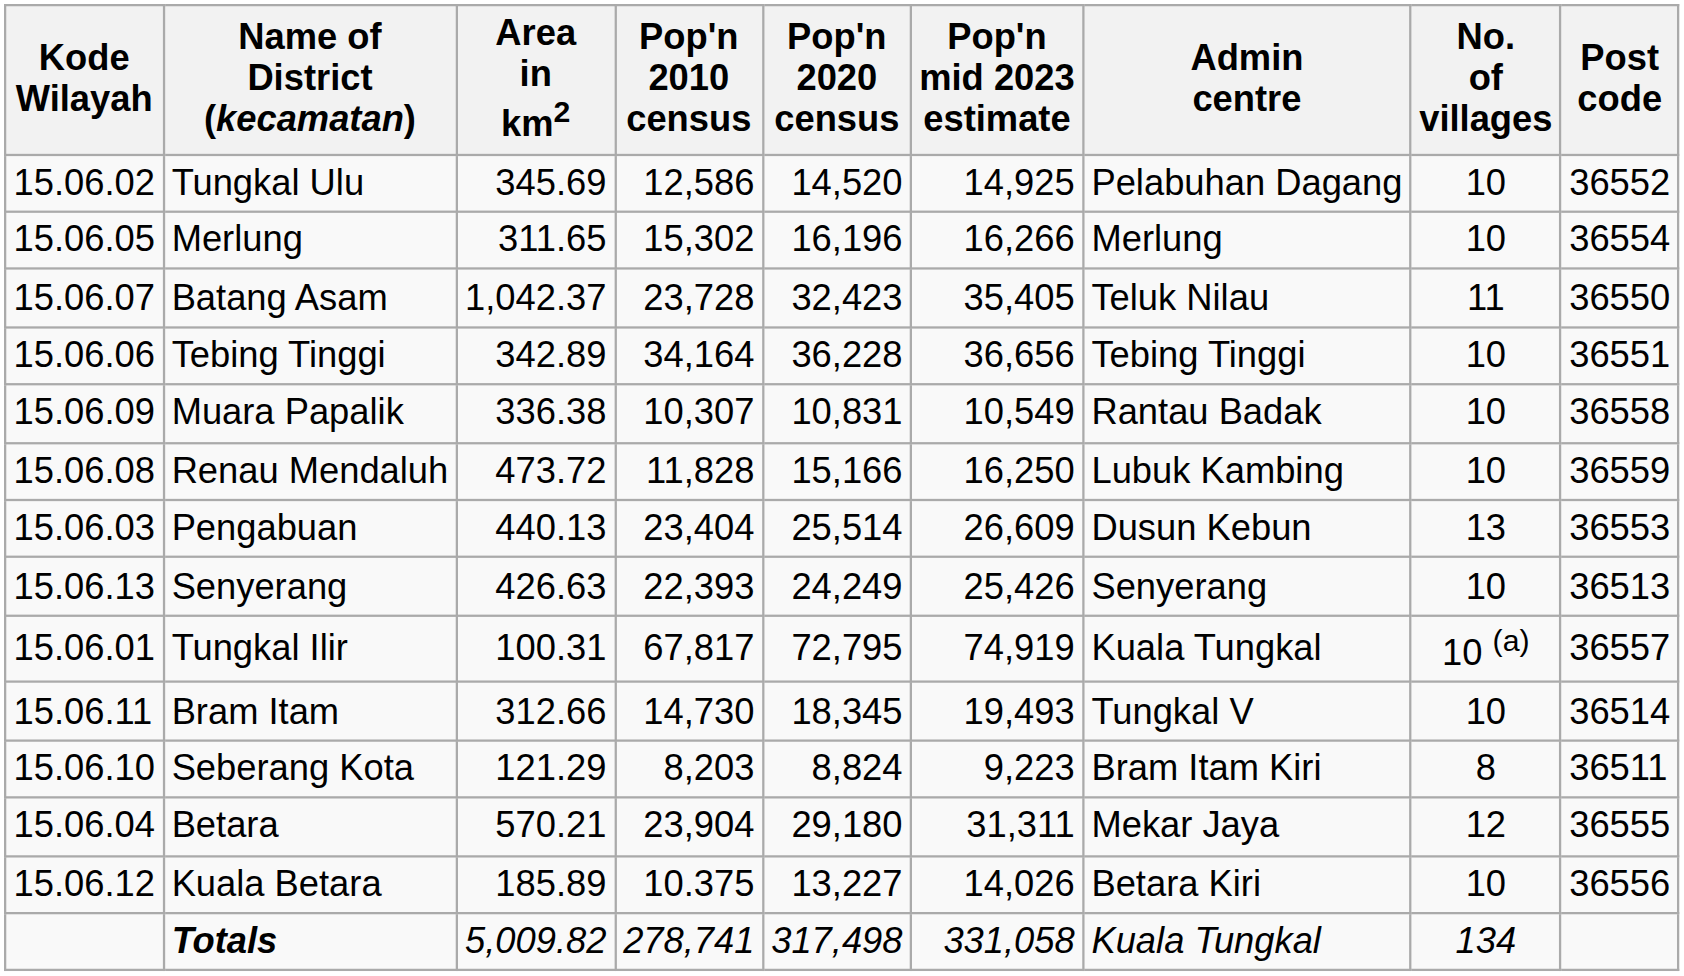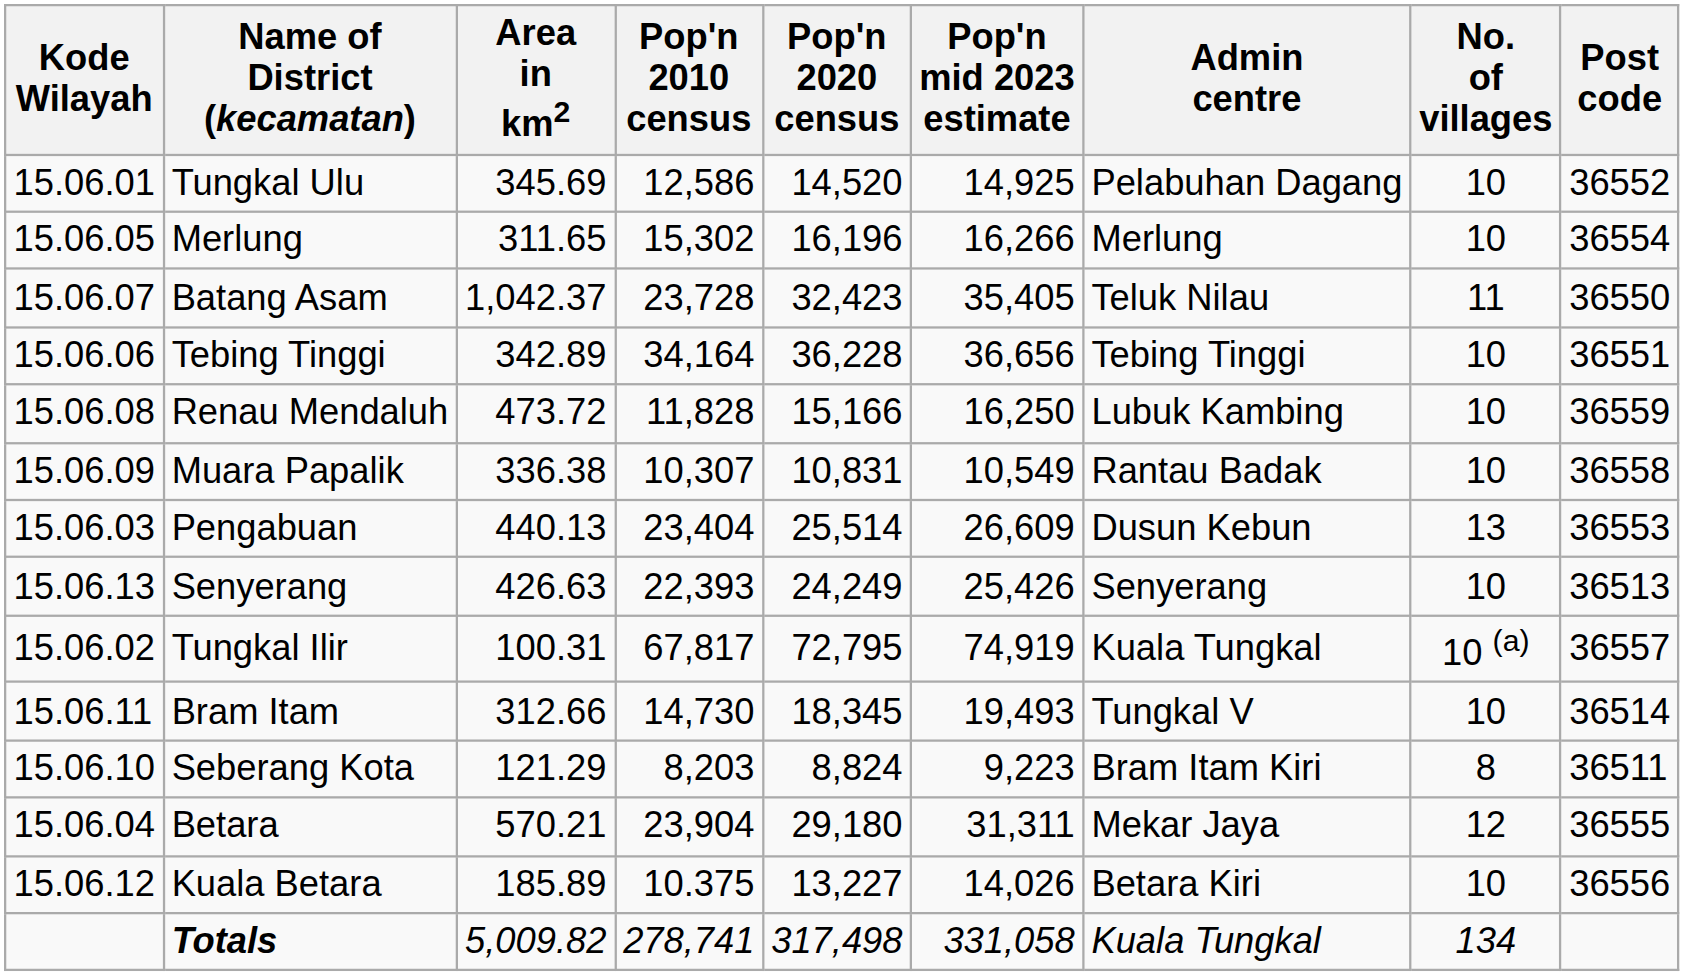(84, 182) 15.06.02 -> (84, 182) 15.06.01
rows swapped: (310, 470) <-> (288, 412)
(84, 648) 15.06.01 -> (84, 648) 15.06.02
